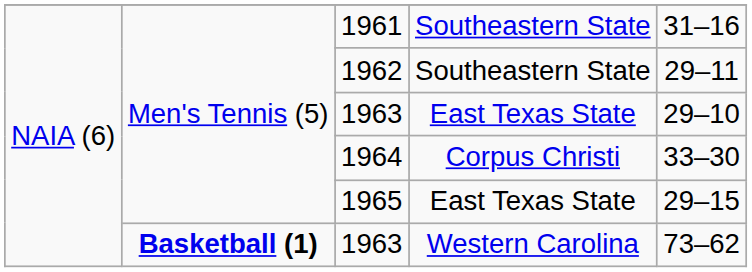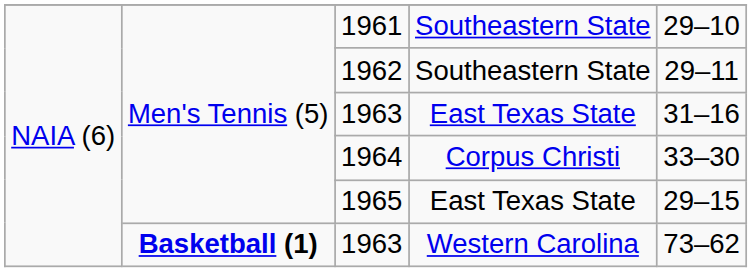(702, 26) 31–16 -> (702, 26) 29–10
(702, 113) 29–10 -> (702, 113) 31–16
